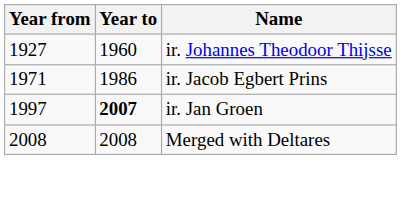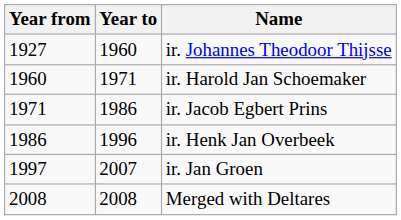+ row: (266, 79)
+ row: (250, 139)
(118, 109) bold -> (118, 169) normal
